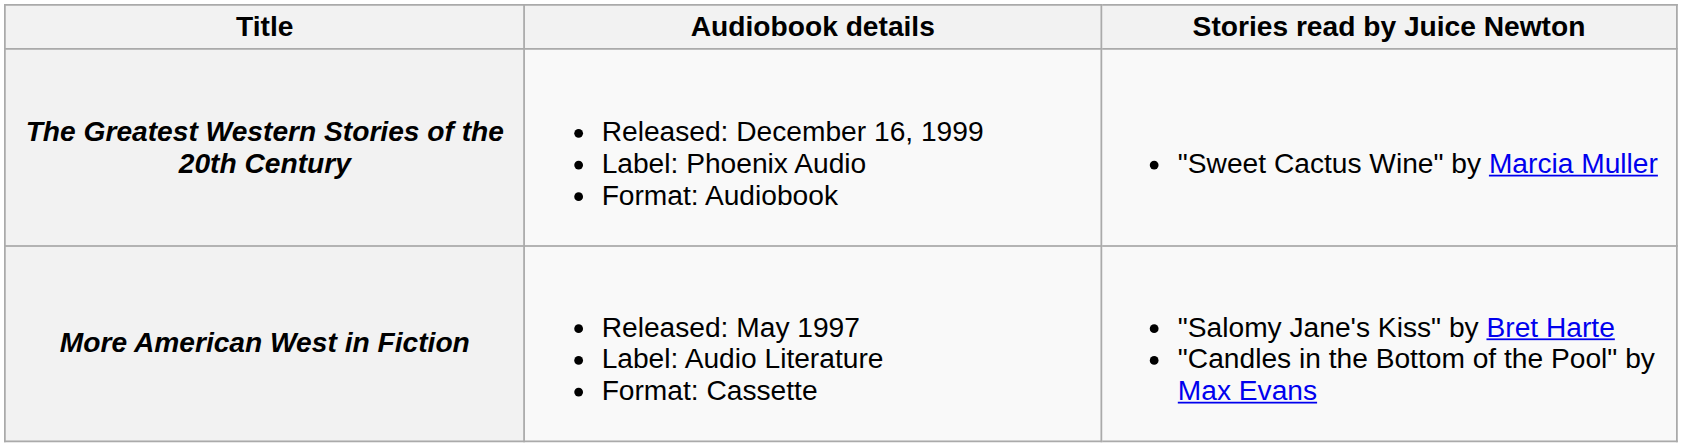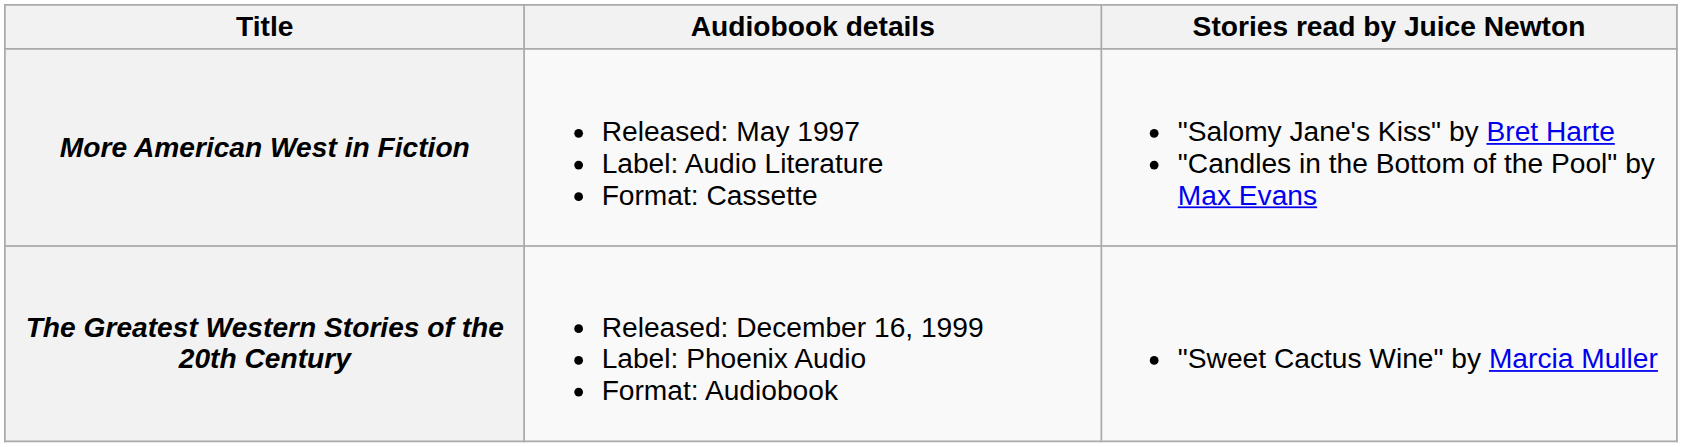rows swapped: (265, 343) <-> (265, 147)
